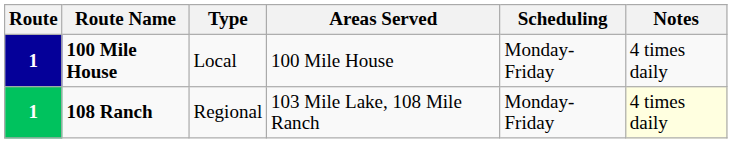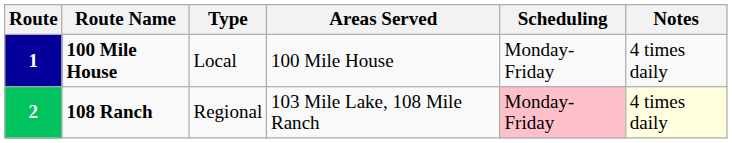(33, 112) 1 -> (33, 112) 2
(539, 112) no background -> (539, 112) pink background
